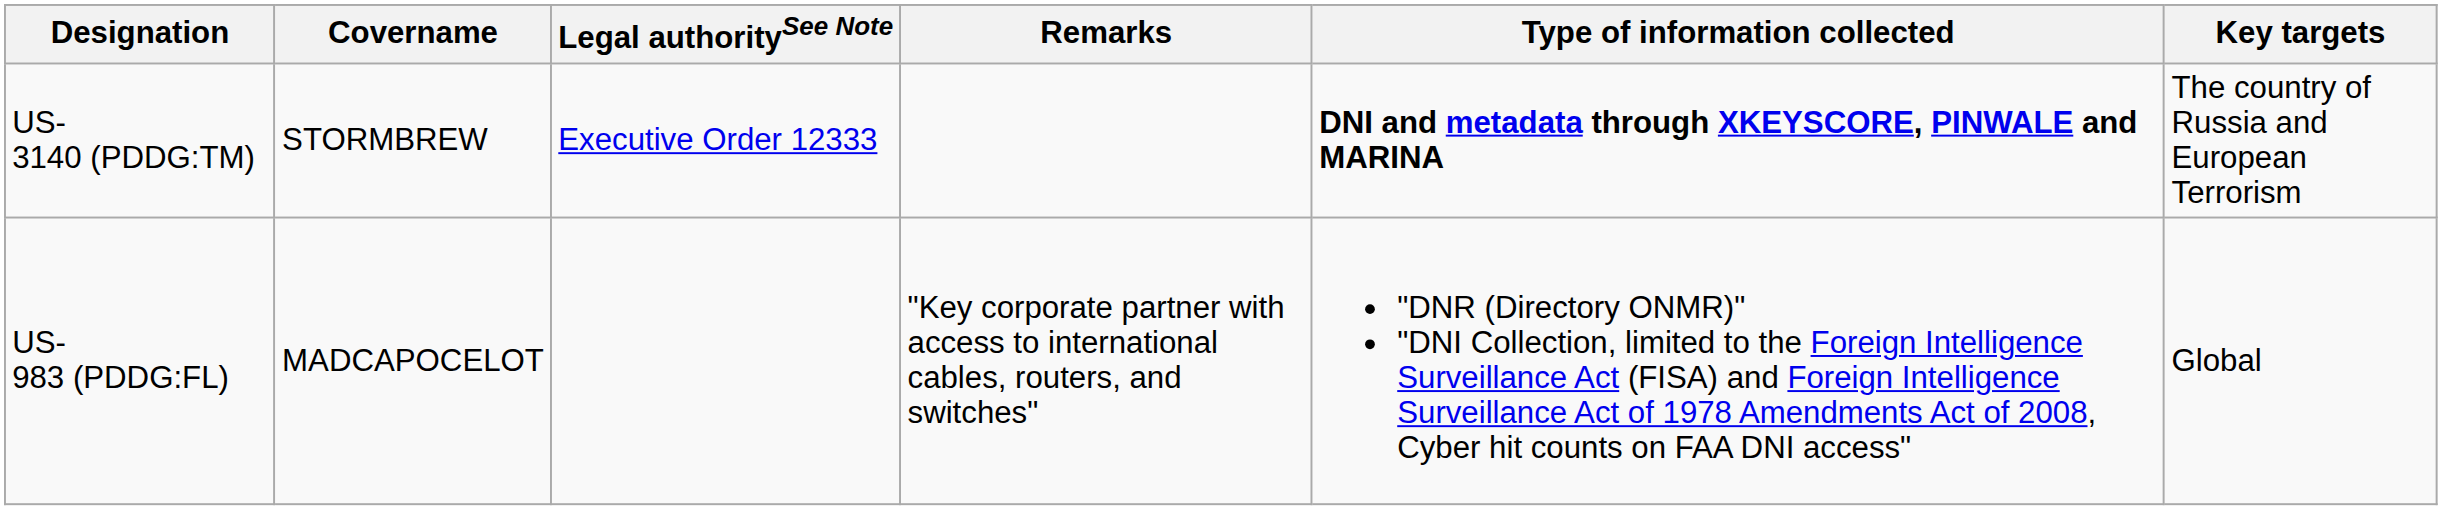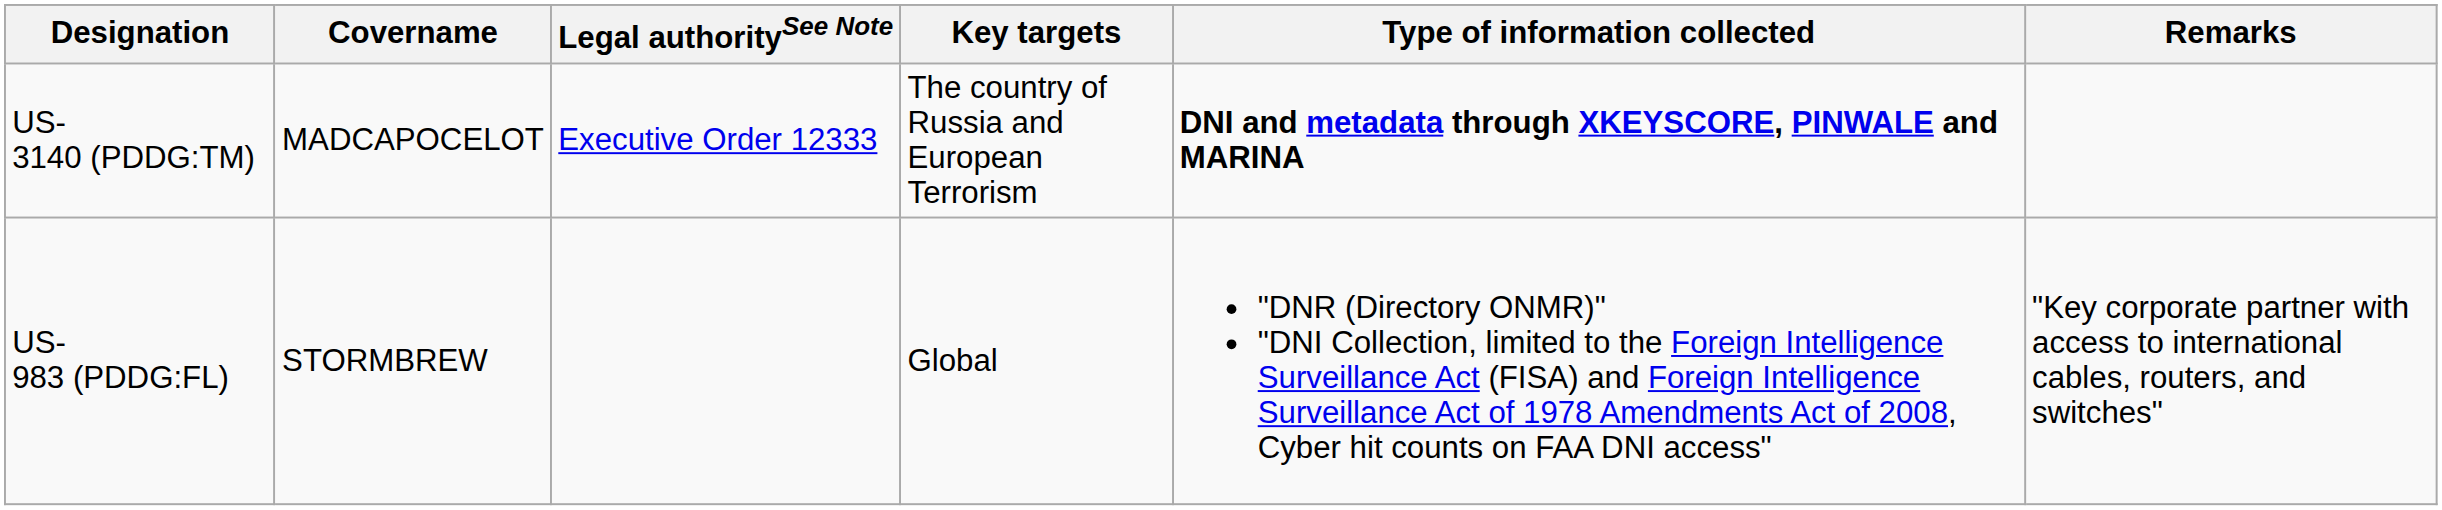columns swapped: (2300, 33) <-> (1106, 33)
(385, 139) STORMBREW -> (413, 139) MADCAPOCELOT
(413, 360) MADCAPOCELOT -> (385, 360) STORMBREW
